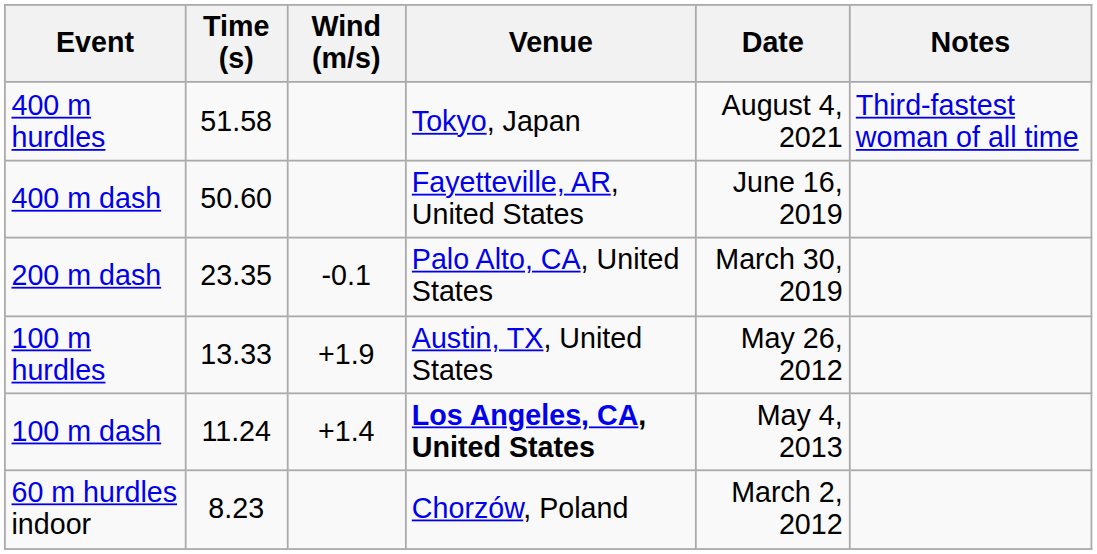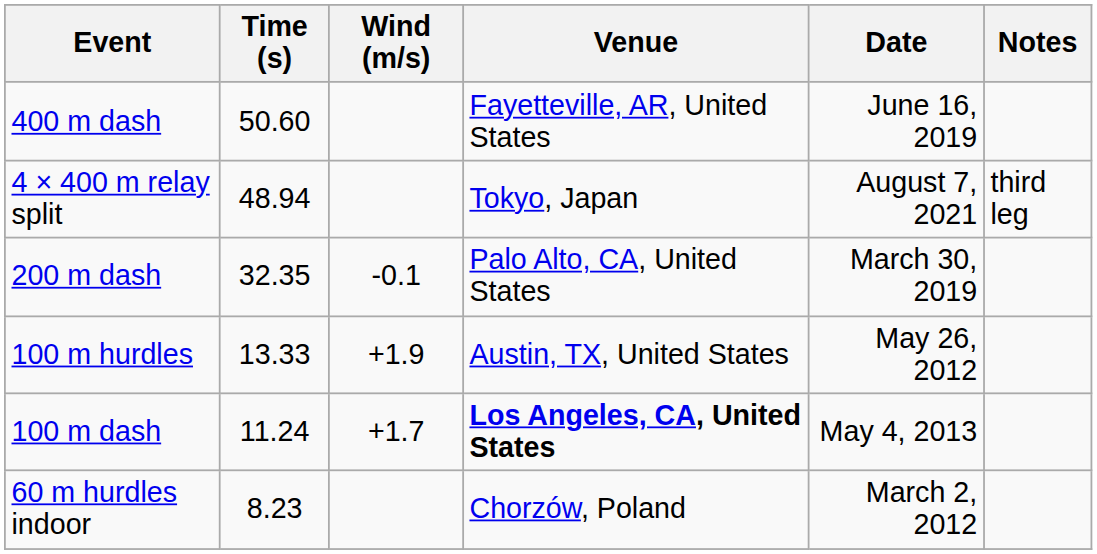- row: (58, 120)
+ row: (111, 198)
(236, 276) 23.35 -> (275, 276) 32.35
(346, 431) +1.4 -> (396, 431) +1.7
